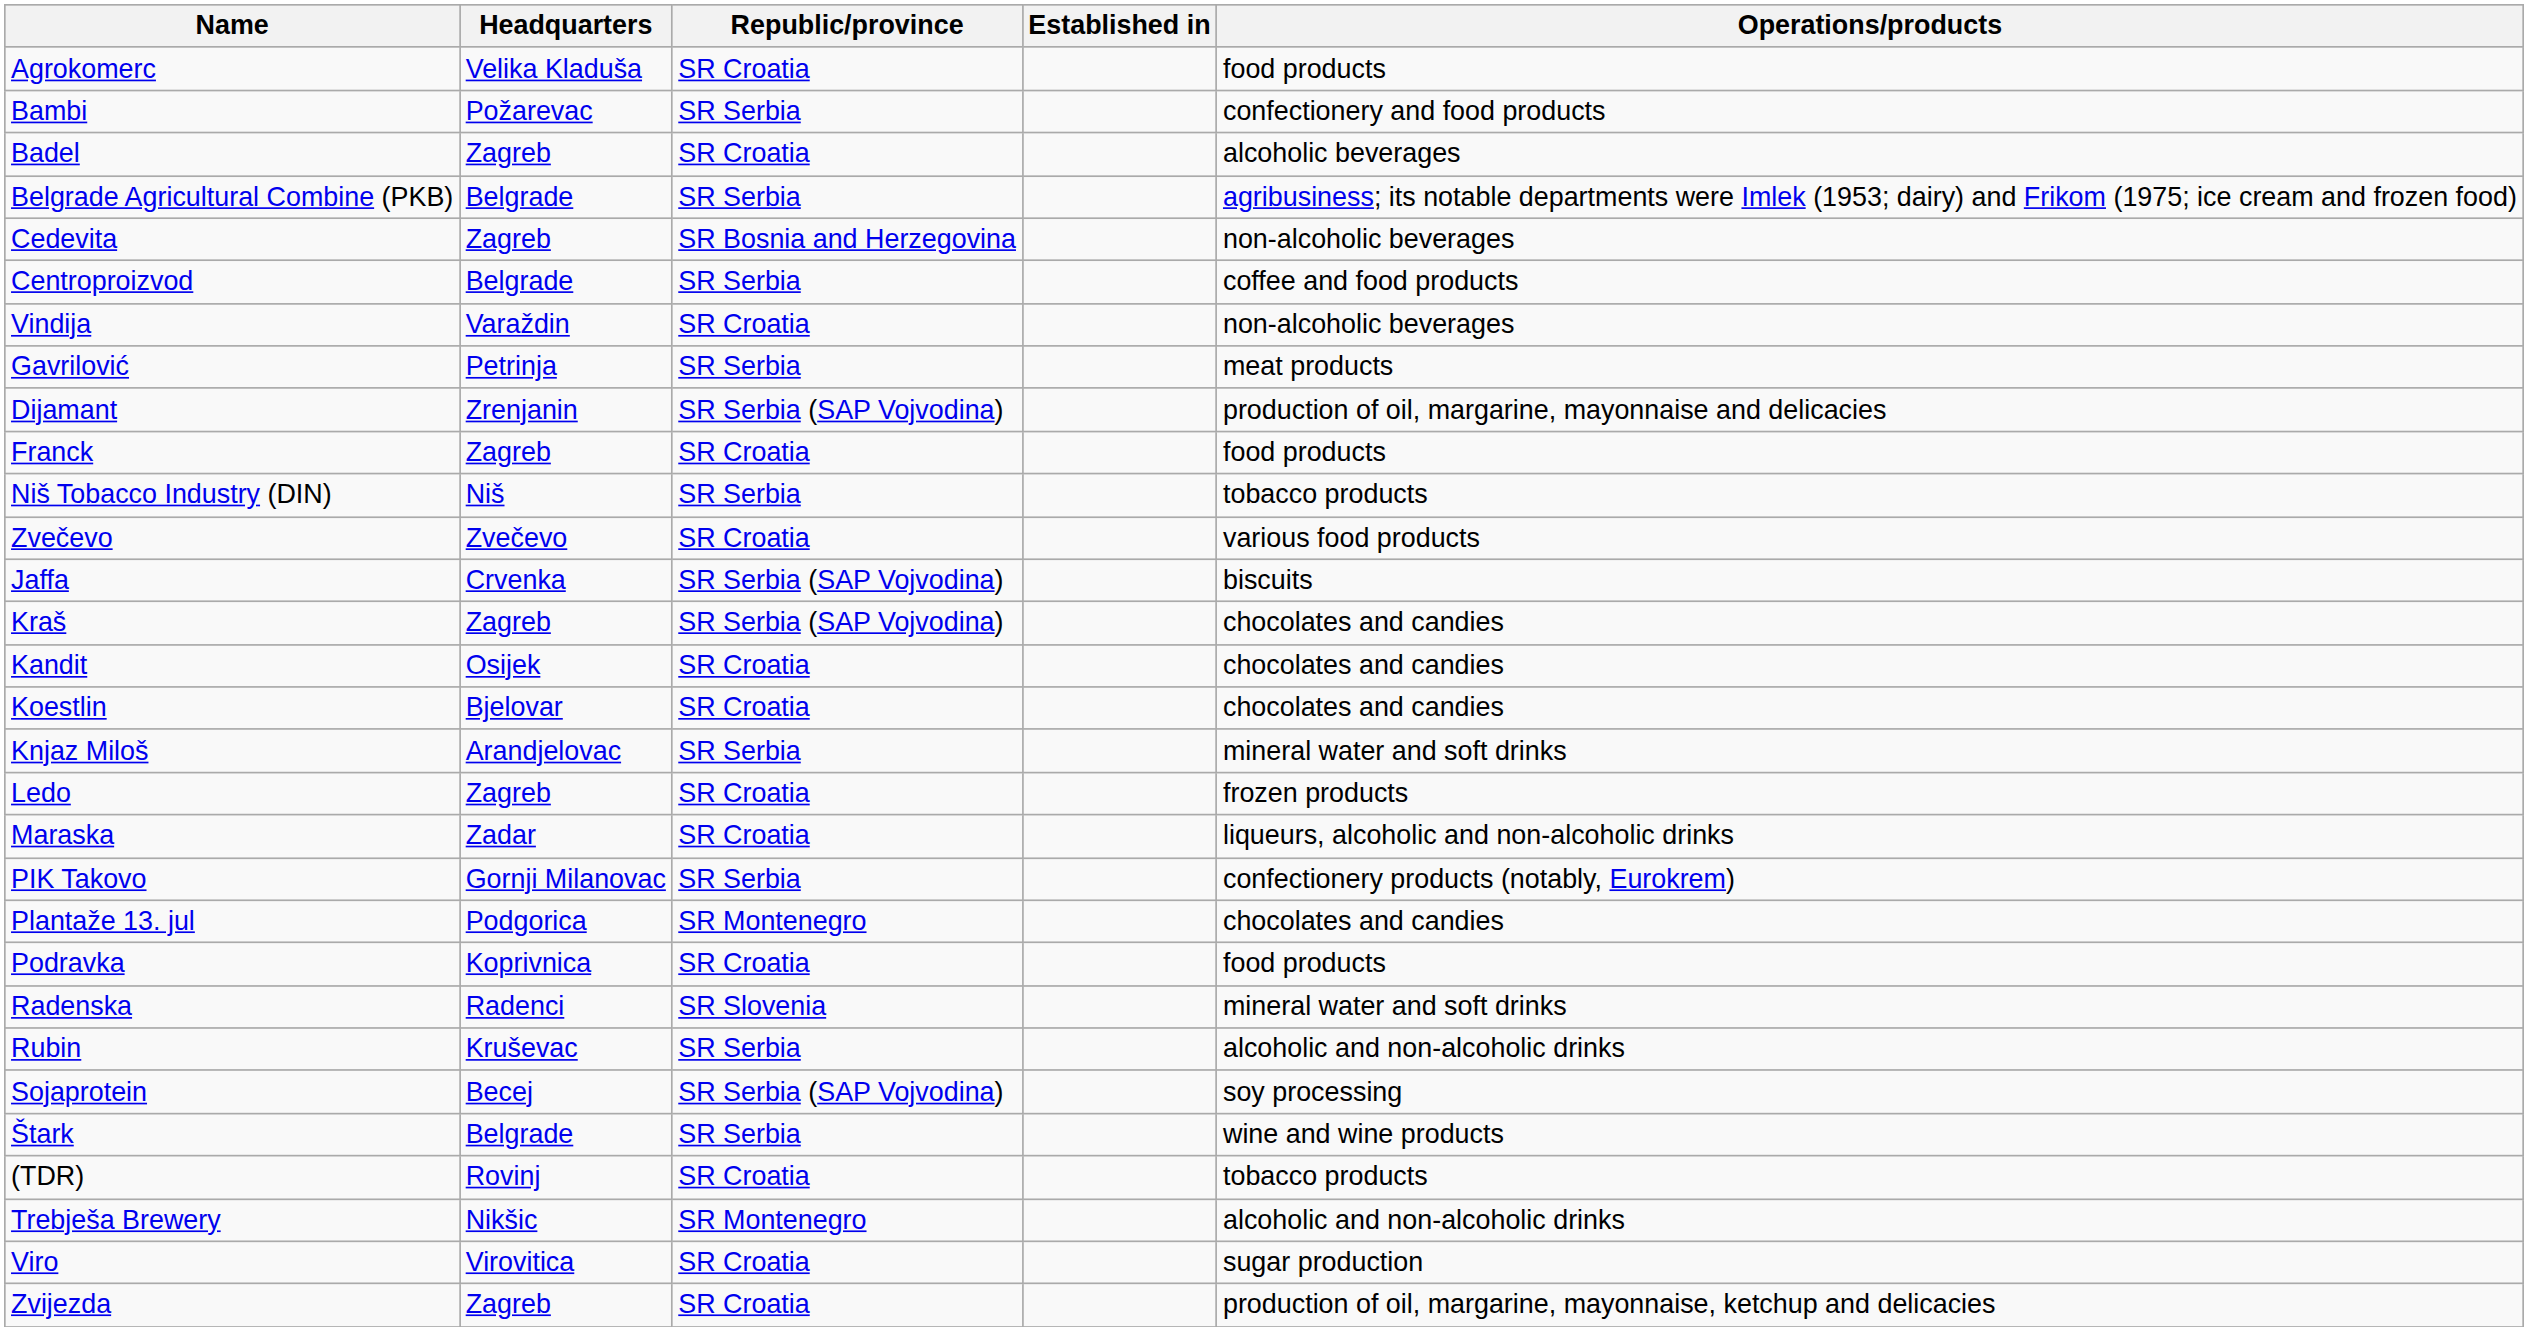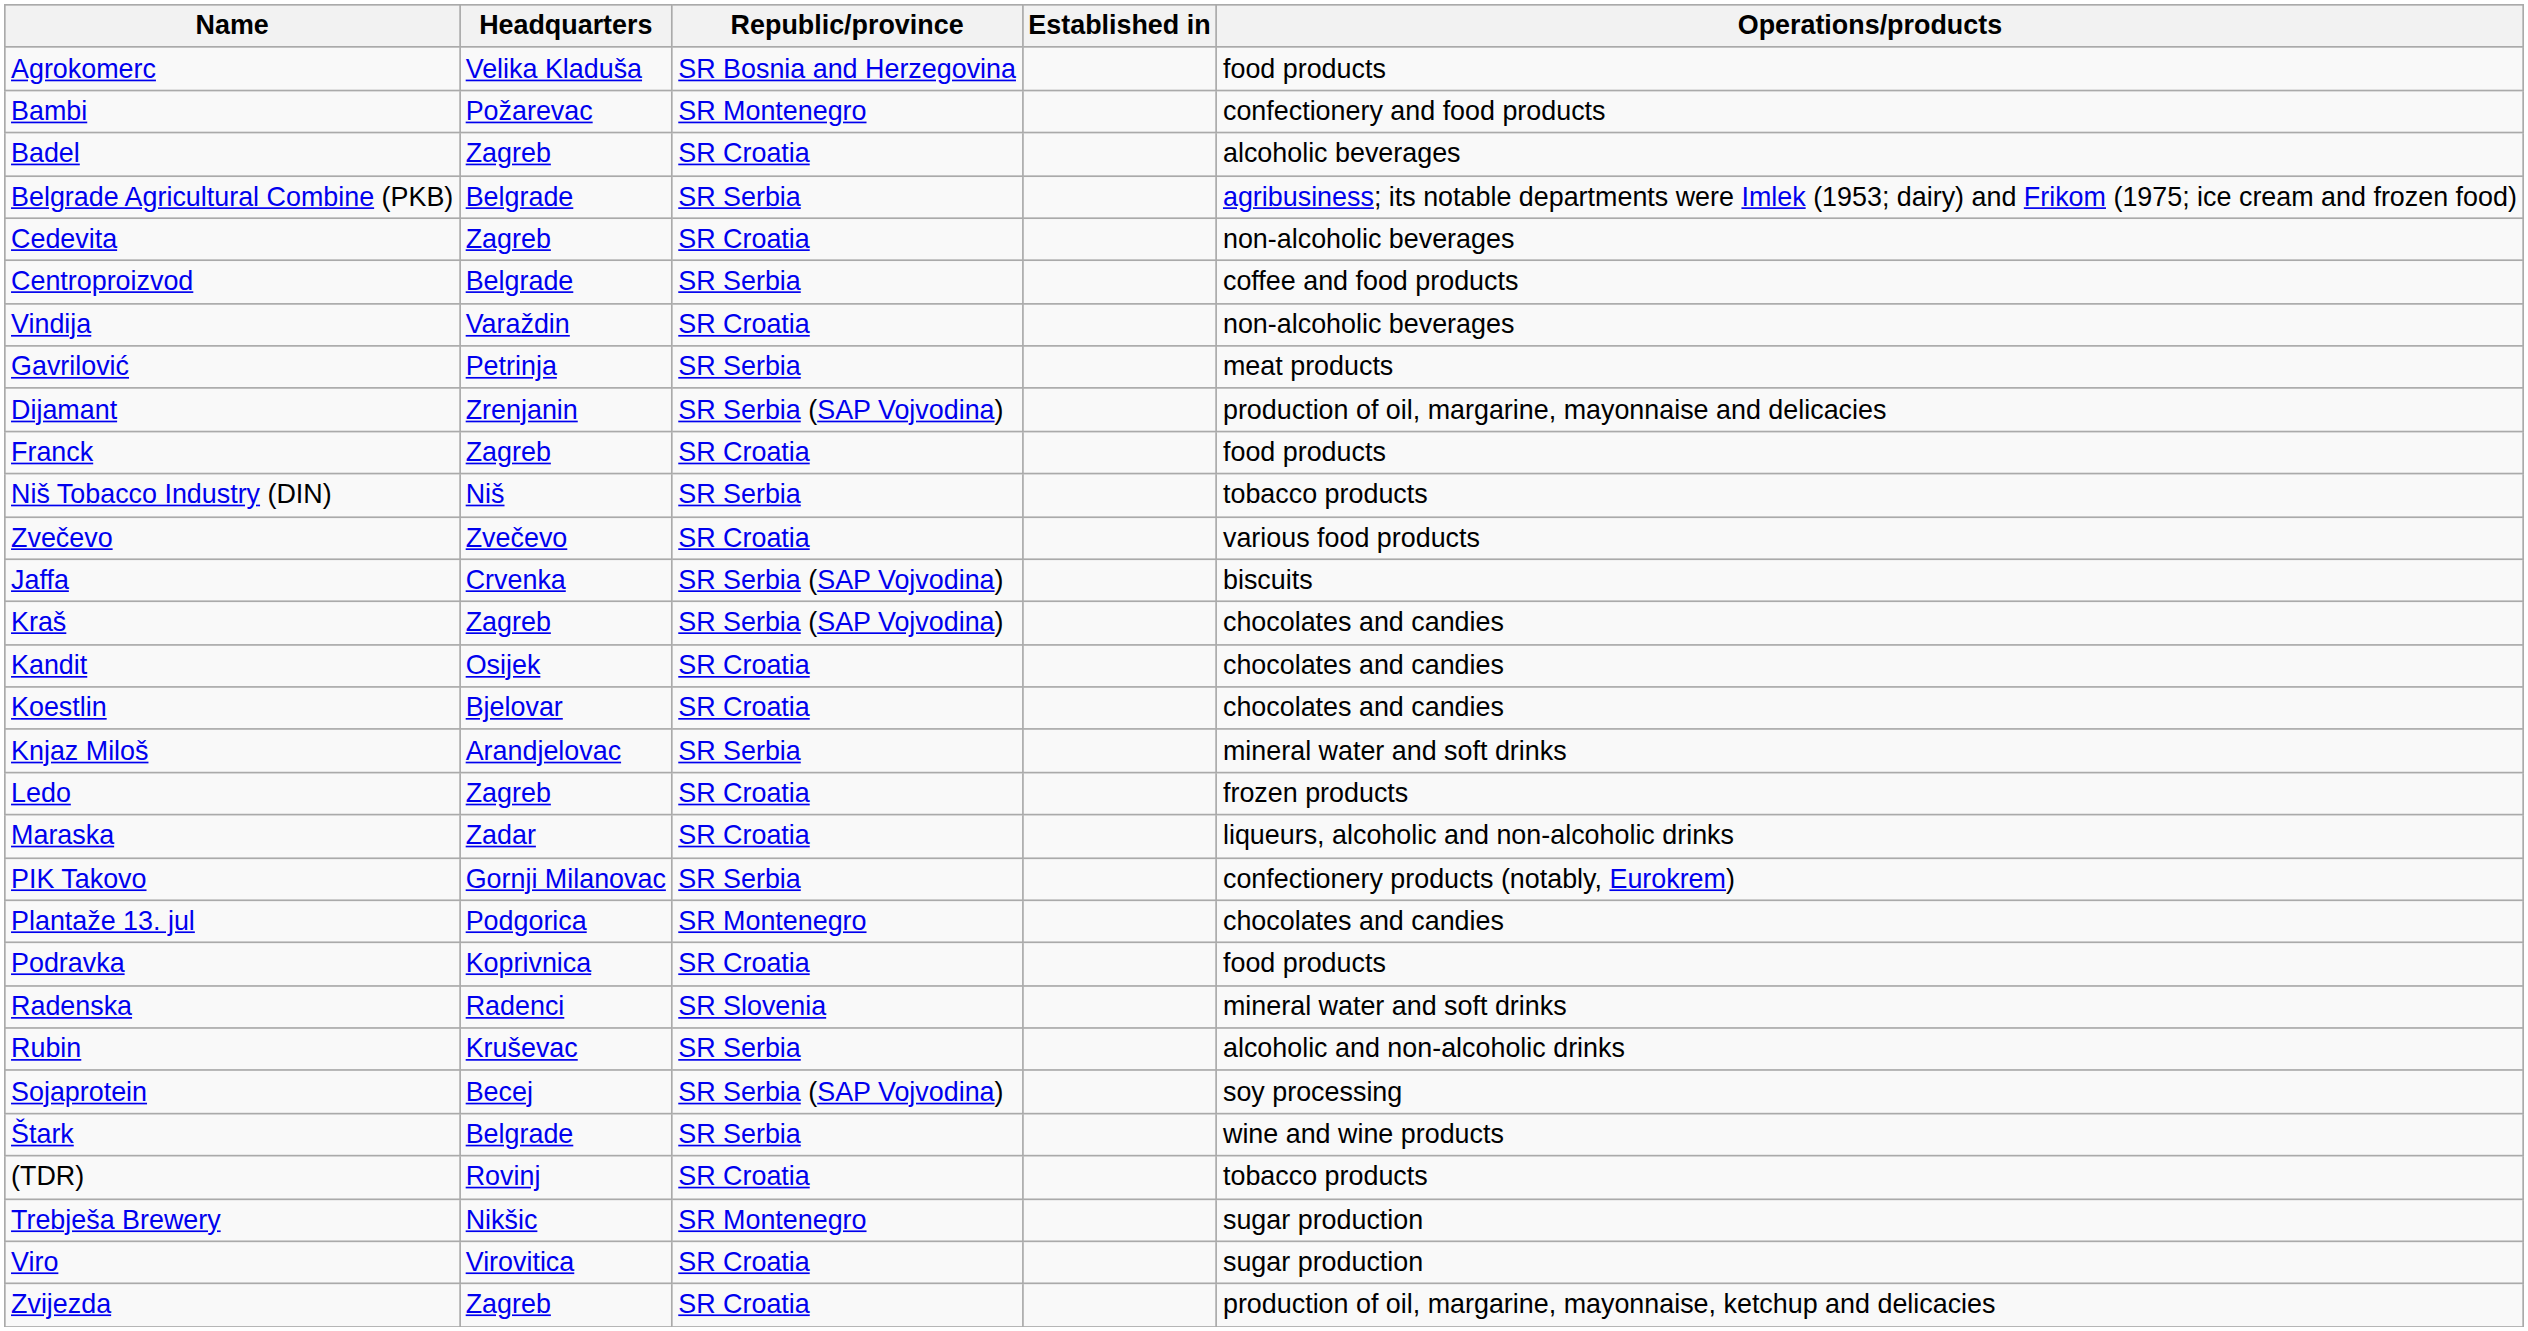(744, 68) SR Croatia -> (847, 68) SR Bosnia and Herzegovina
(740, 111) SR Serbia -> (772, 111) SR Montenegro
(847, 238) SR Bosnia and Herzegovina -> (744, 238) SR Croatia
(1424, 1219) alcoholic and non-alcoholic drinks -> (1323, 1219) sugar production
